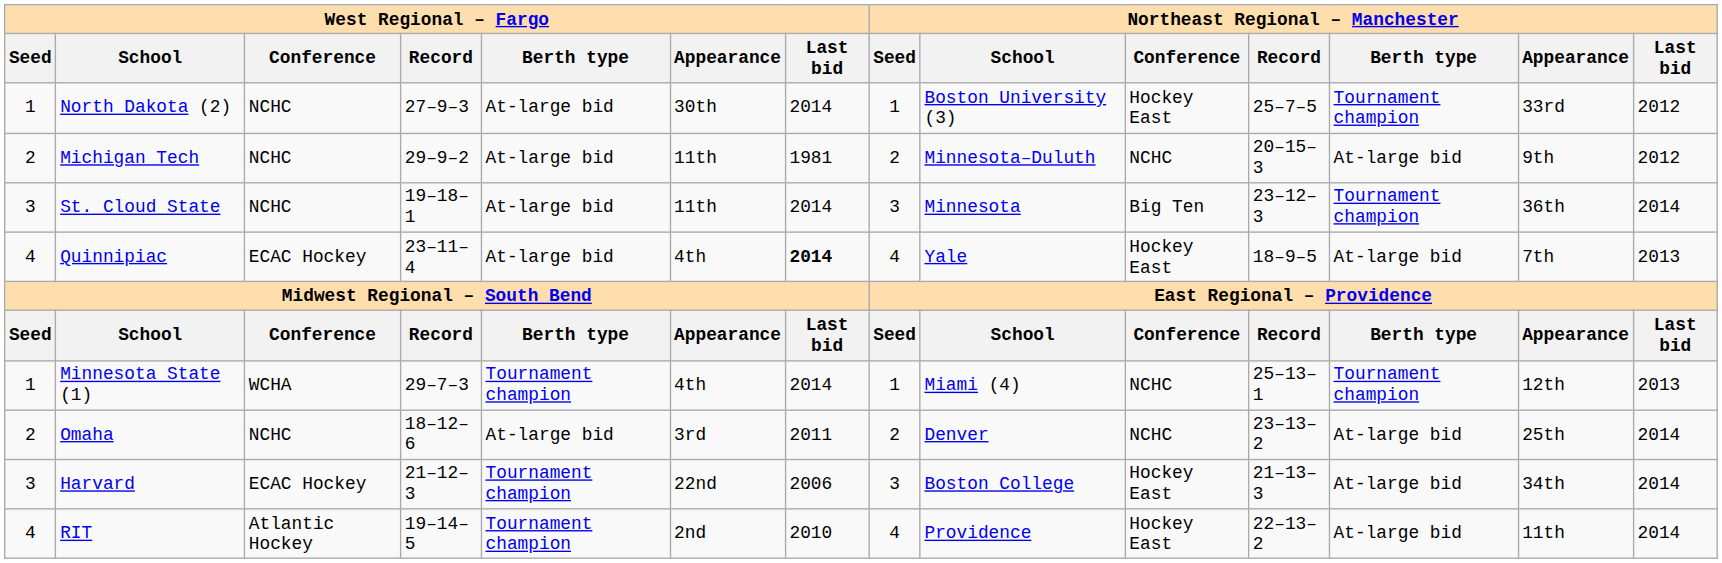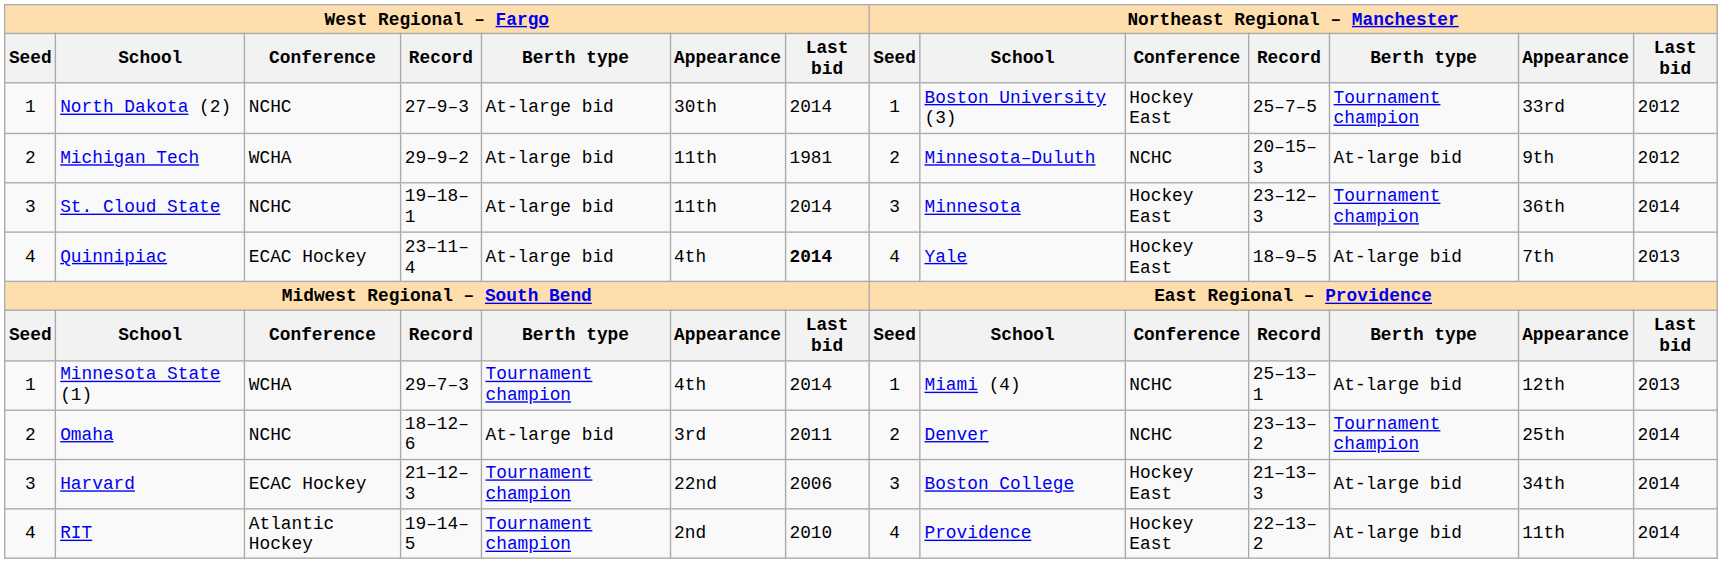(270, 158) NCHC -> (270, 158) WCHA
(1167, 207) Big Ten -> (1161, 207) Hockey East
(1387, 385) Tournament champion -> (1398, 385) At-large bid
(1398, 435) At-large bid -> (1387, 435) Tournament champion
